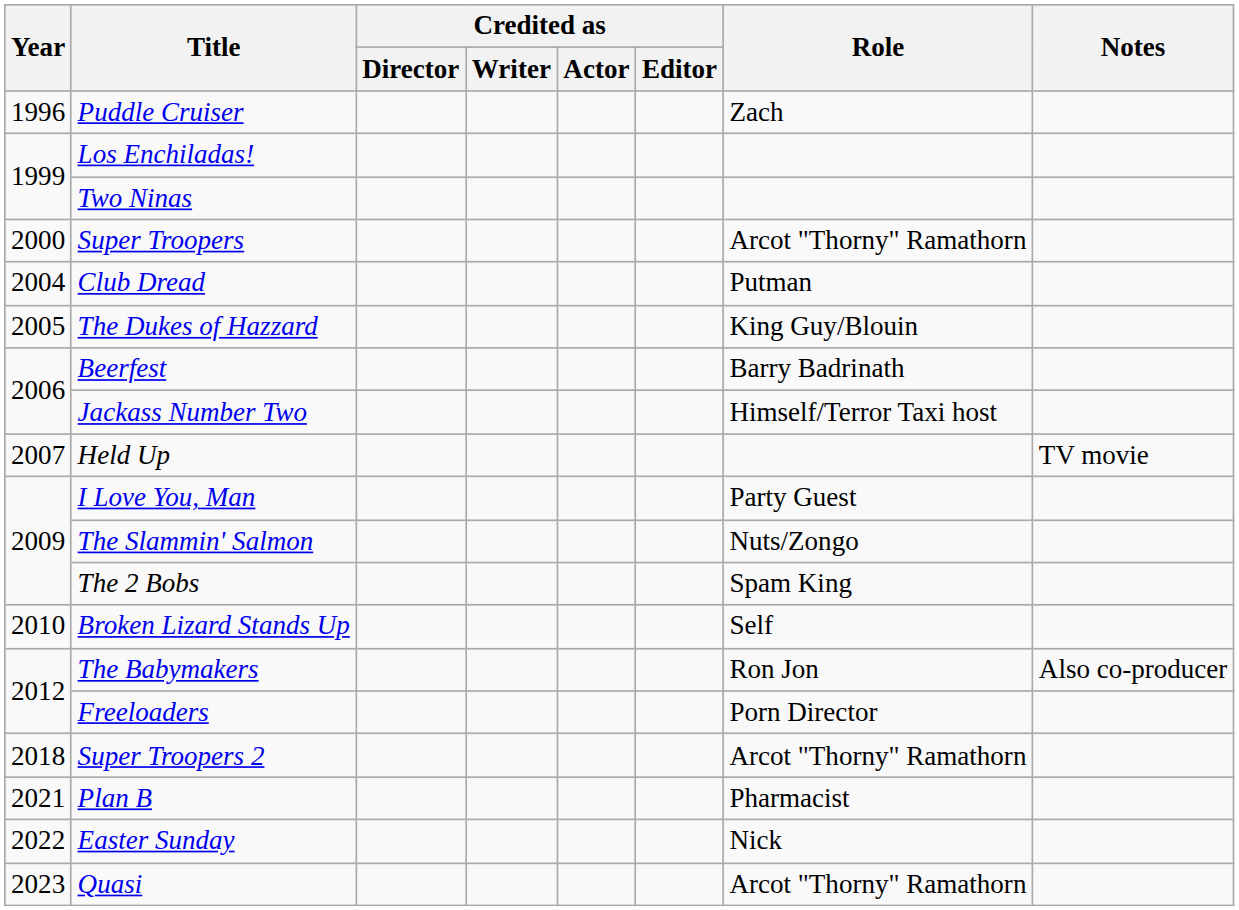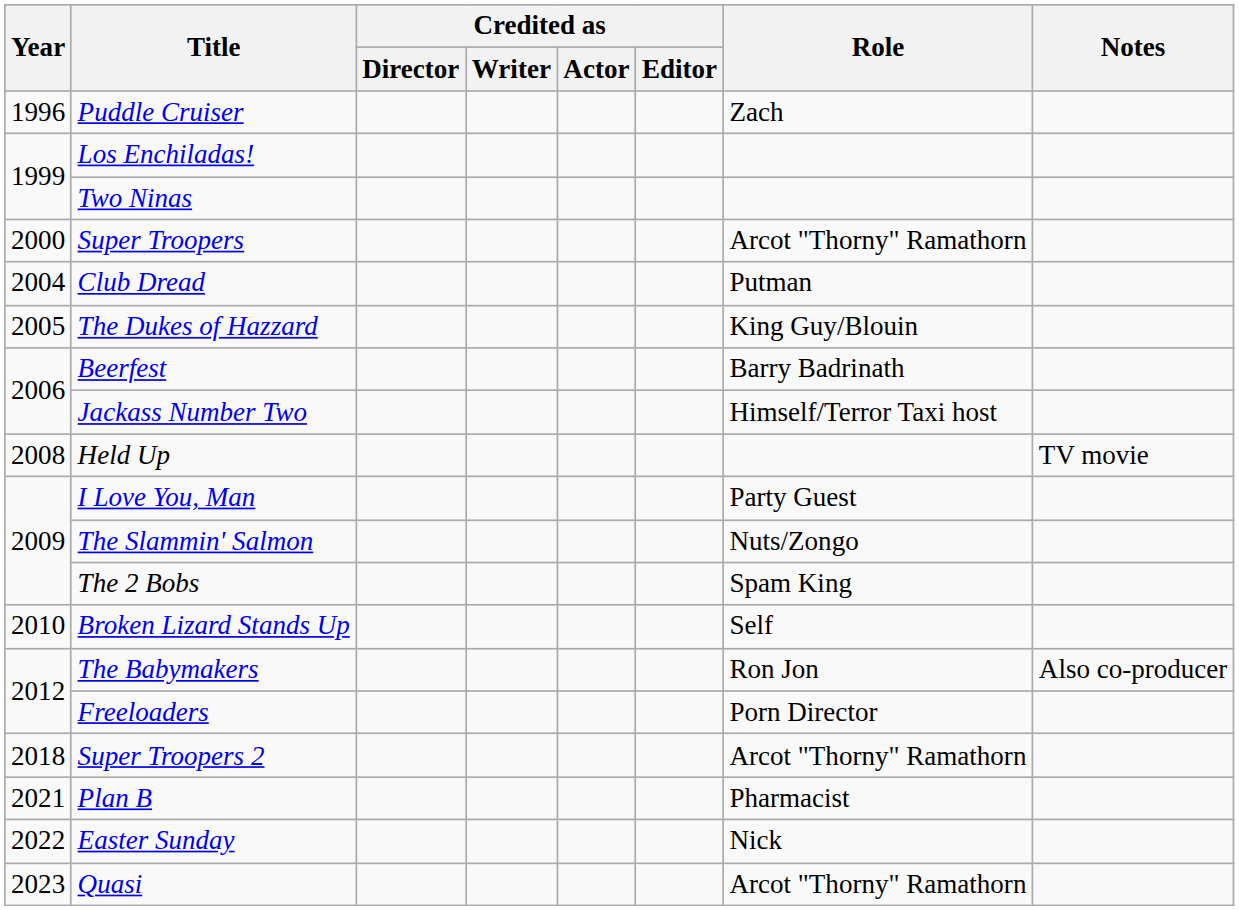(38, 454) 2007 -> (38, 454) 2008
